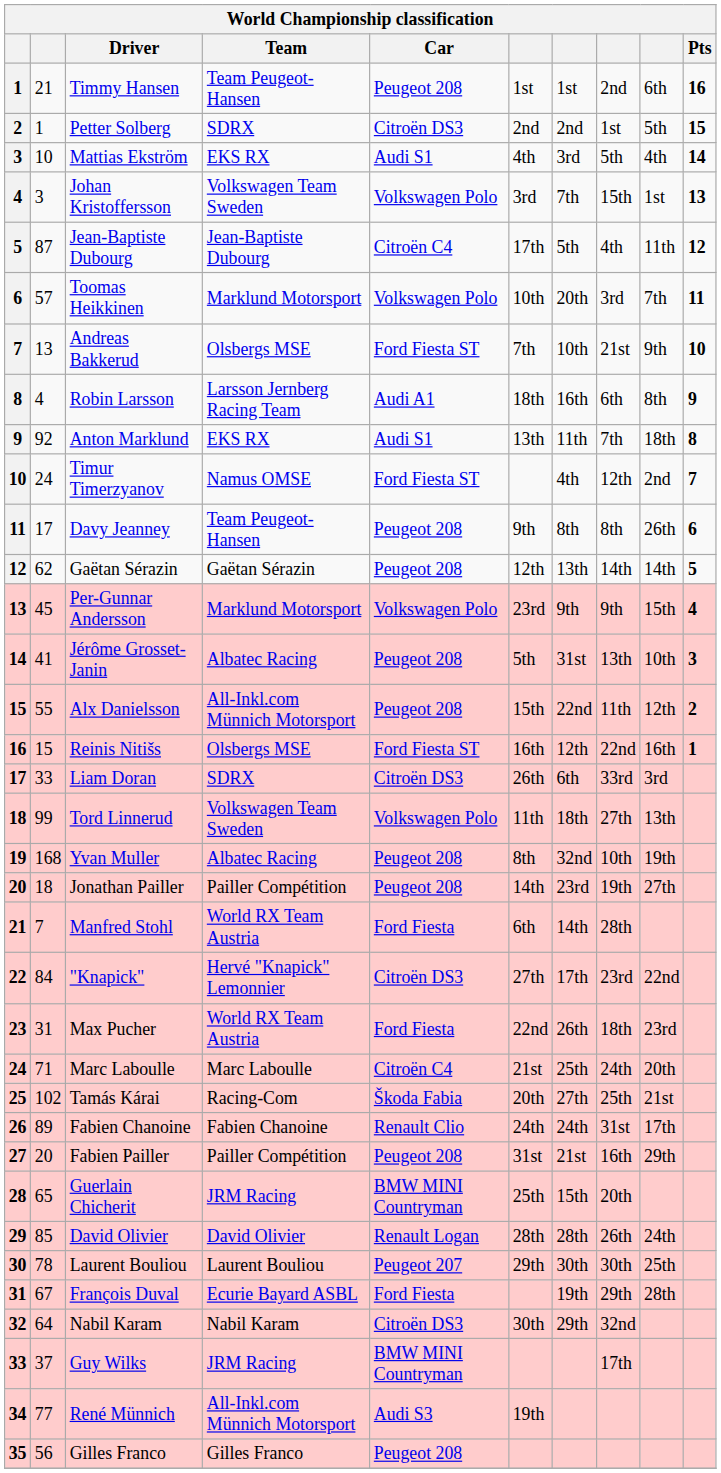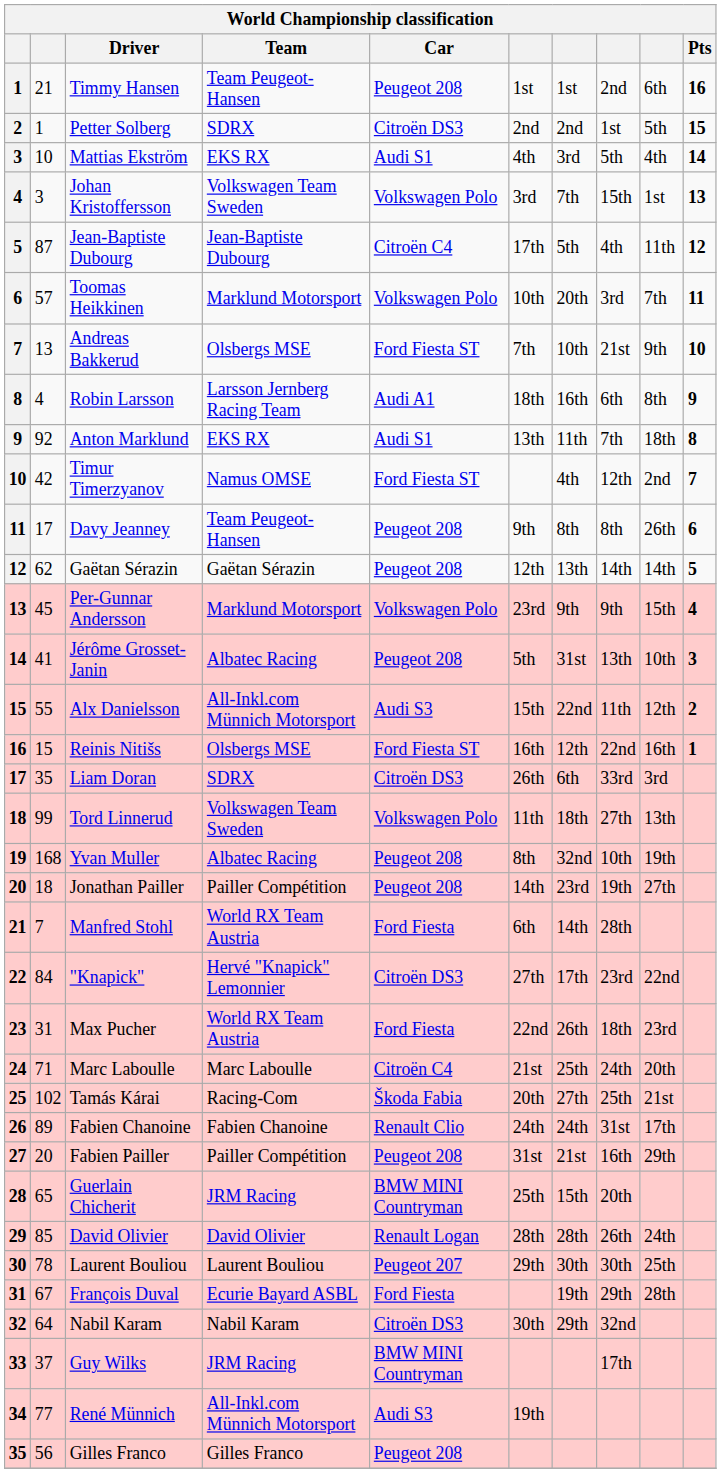(44, 478) 24 -> (44, 478) 42
(418, 709) Peugeot 208 -> (403, 709) Audi S3
(44, 778) 33 -> (44, 778) 35
